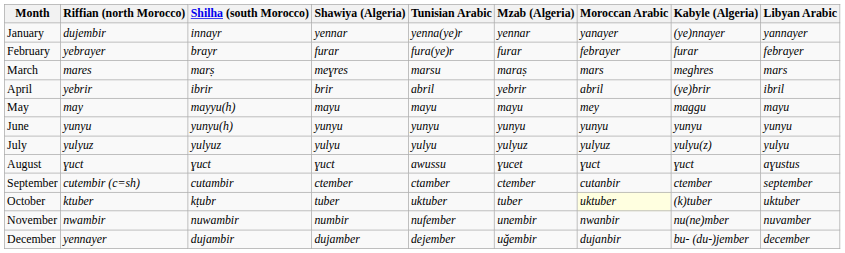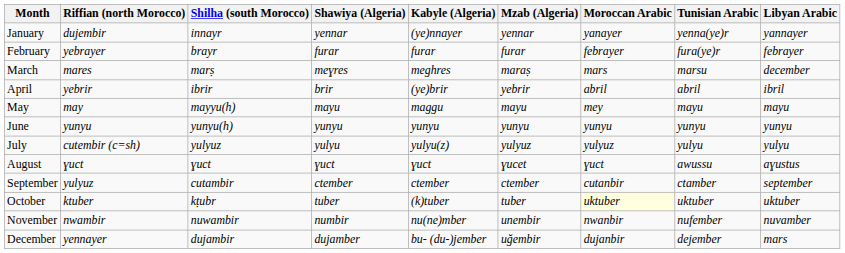columns swapped: (716, 13) <-> (451, 13)
(775, 70) mars -> (787, 70) december
(78, 145) yulyuz -> (102, 145) cutembir (c=sh)
(102, 182) cutembir (c=sh) -> (78, 182) yulyuz
(787, 239) december -> (775, 239) mars
